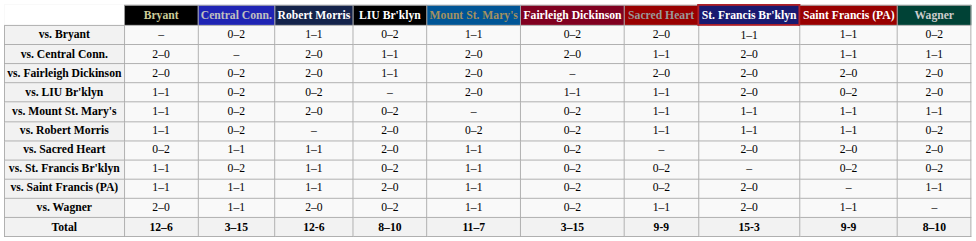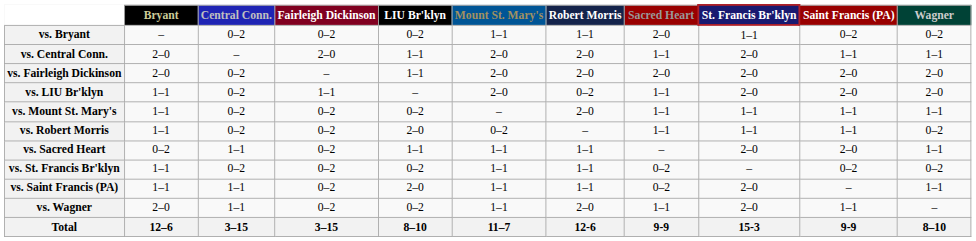columns swapped: (572, 14) <-> (314, 14)
(849, 34) 1–1 -> (849, 34) 0–2
(849, 92) 0–2 -> (849, 92) 2–0
(390, 150) 2–0 -> (415, 150) 1–1
(934, 150) 2–0 -> (934, 150) 1–1
